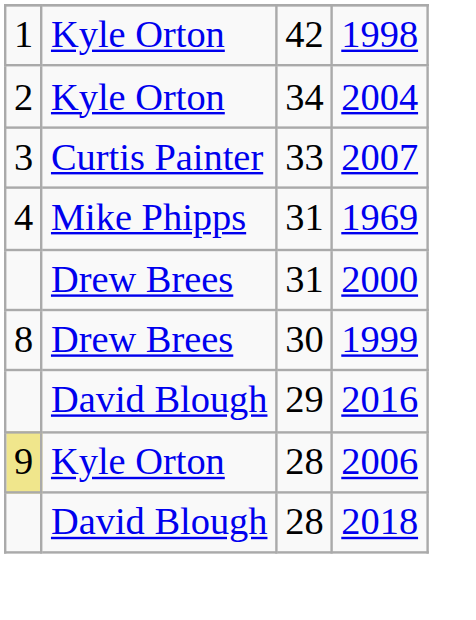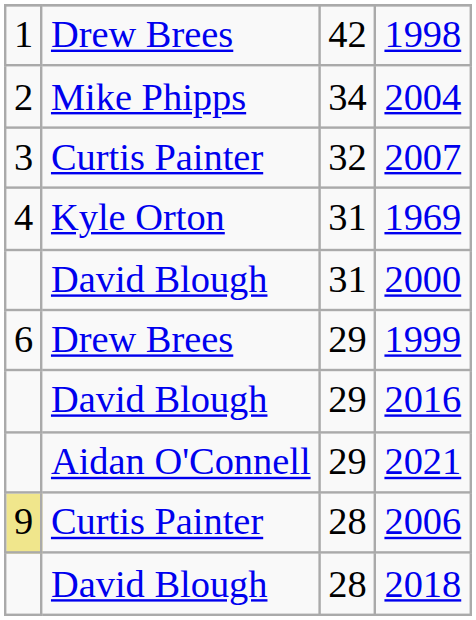(138, 34) Kyle Orton -> (142, 34) Drew Brees
(138, 95) Kyle Orton -> (149, 95) Mike Phipps
(304, 156) 33 -> (348, 156) 32
(149, 217) Mike Phipps -> (138, 217) Kyle Orton
(142, 278) Drew Brees -> (159, 278) David Blough
(24, 339) 8 -> (24, 339) 6
(304, 339) 30 -> (348, 339) 29
+ row: (423, 461)
(138, 461) Kyle Orton -> (157, 522) Curtis Painter
